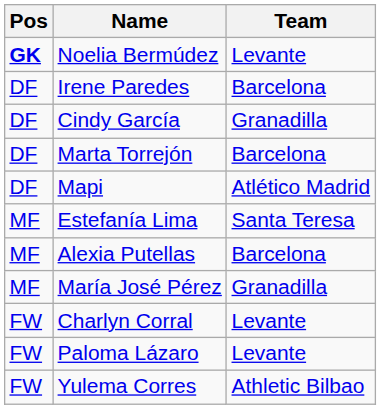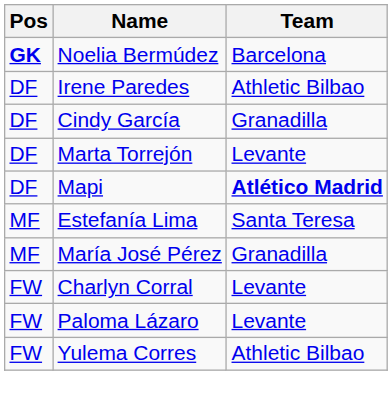(269, 54) Levante -> (279, 54) Barcelona
(279, 87) Barcelona -> (298, 87) Athletic Bilbao
(279, 154) Barcelona -> (269, 154) Levante
(301, 187) normal -> (307, 187) bold
- row: (126, 253)
